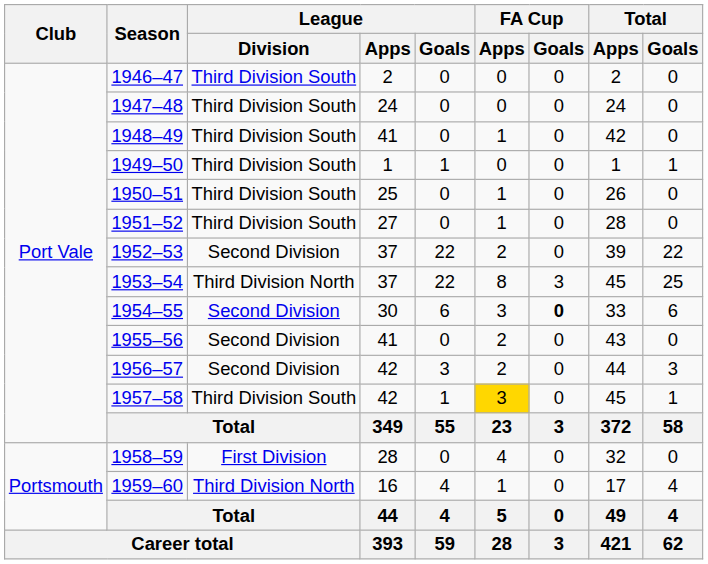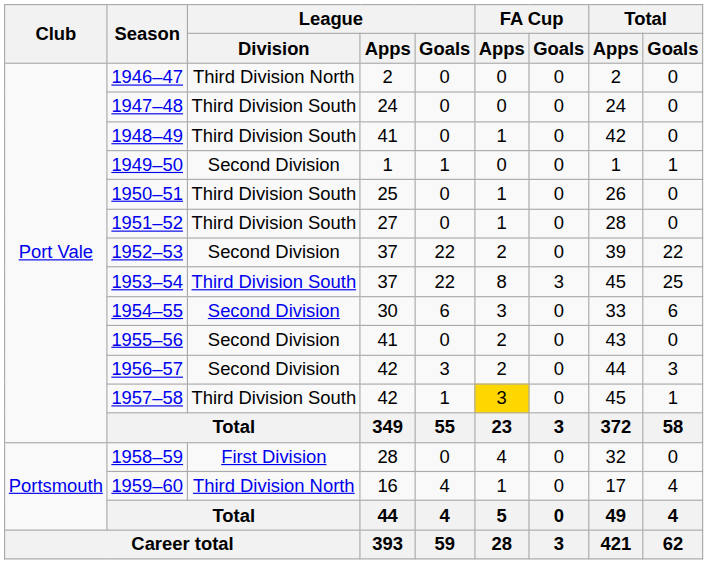(274, 77) Third Division South -> (274, 77) Third Division North
(274, 164) Third Division South -> (274, 164) Second Division
(274, 281) Third Division North -> (274, 281) Third Division South
(559, 310) bold -> (559, 310) normal
